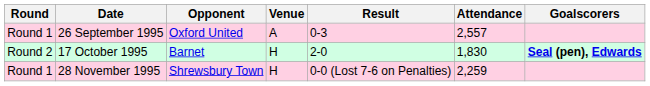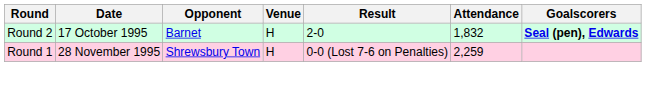- row: (111, 33)
(472, 52) 1,830 -> (469, 33) 1,832
